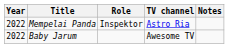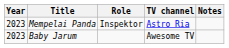(16, 24) 2022 -> (16, 24) 2023
(16, 37) 2022 -> (16, 37) 2023
